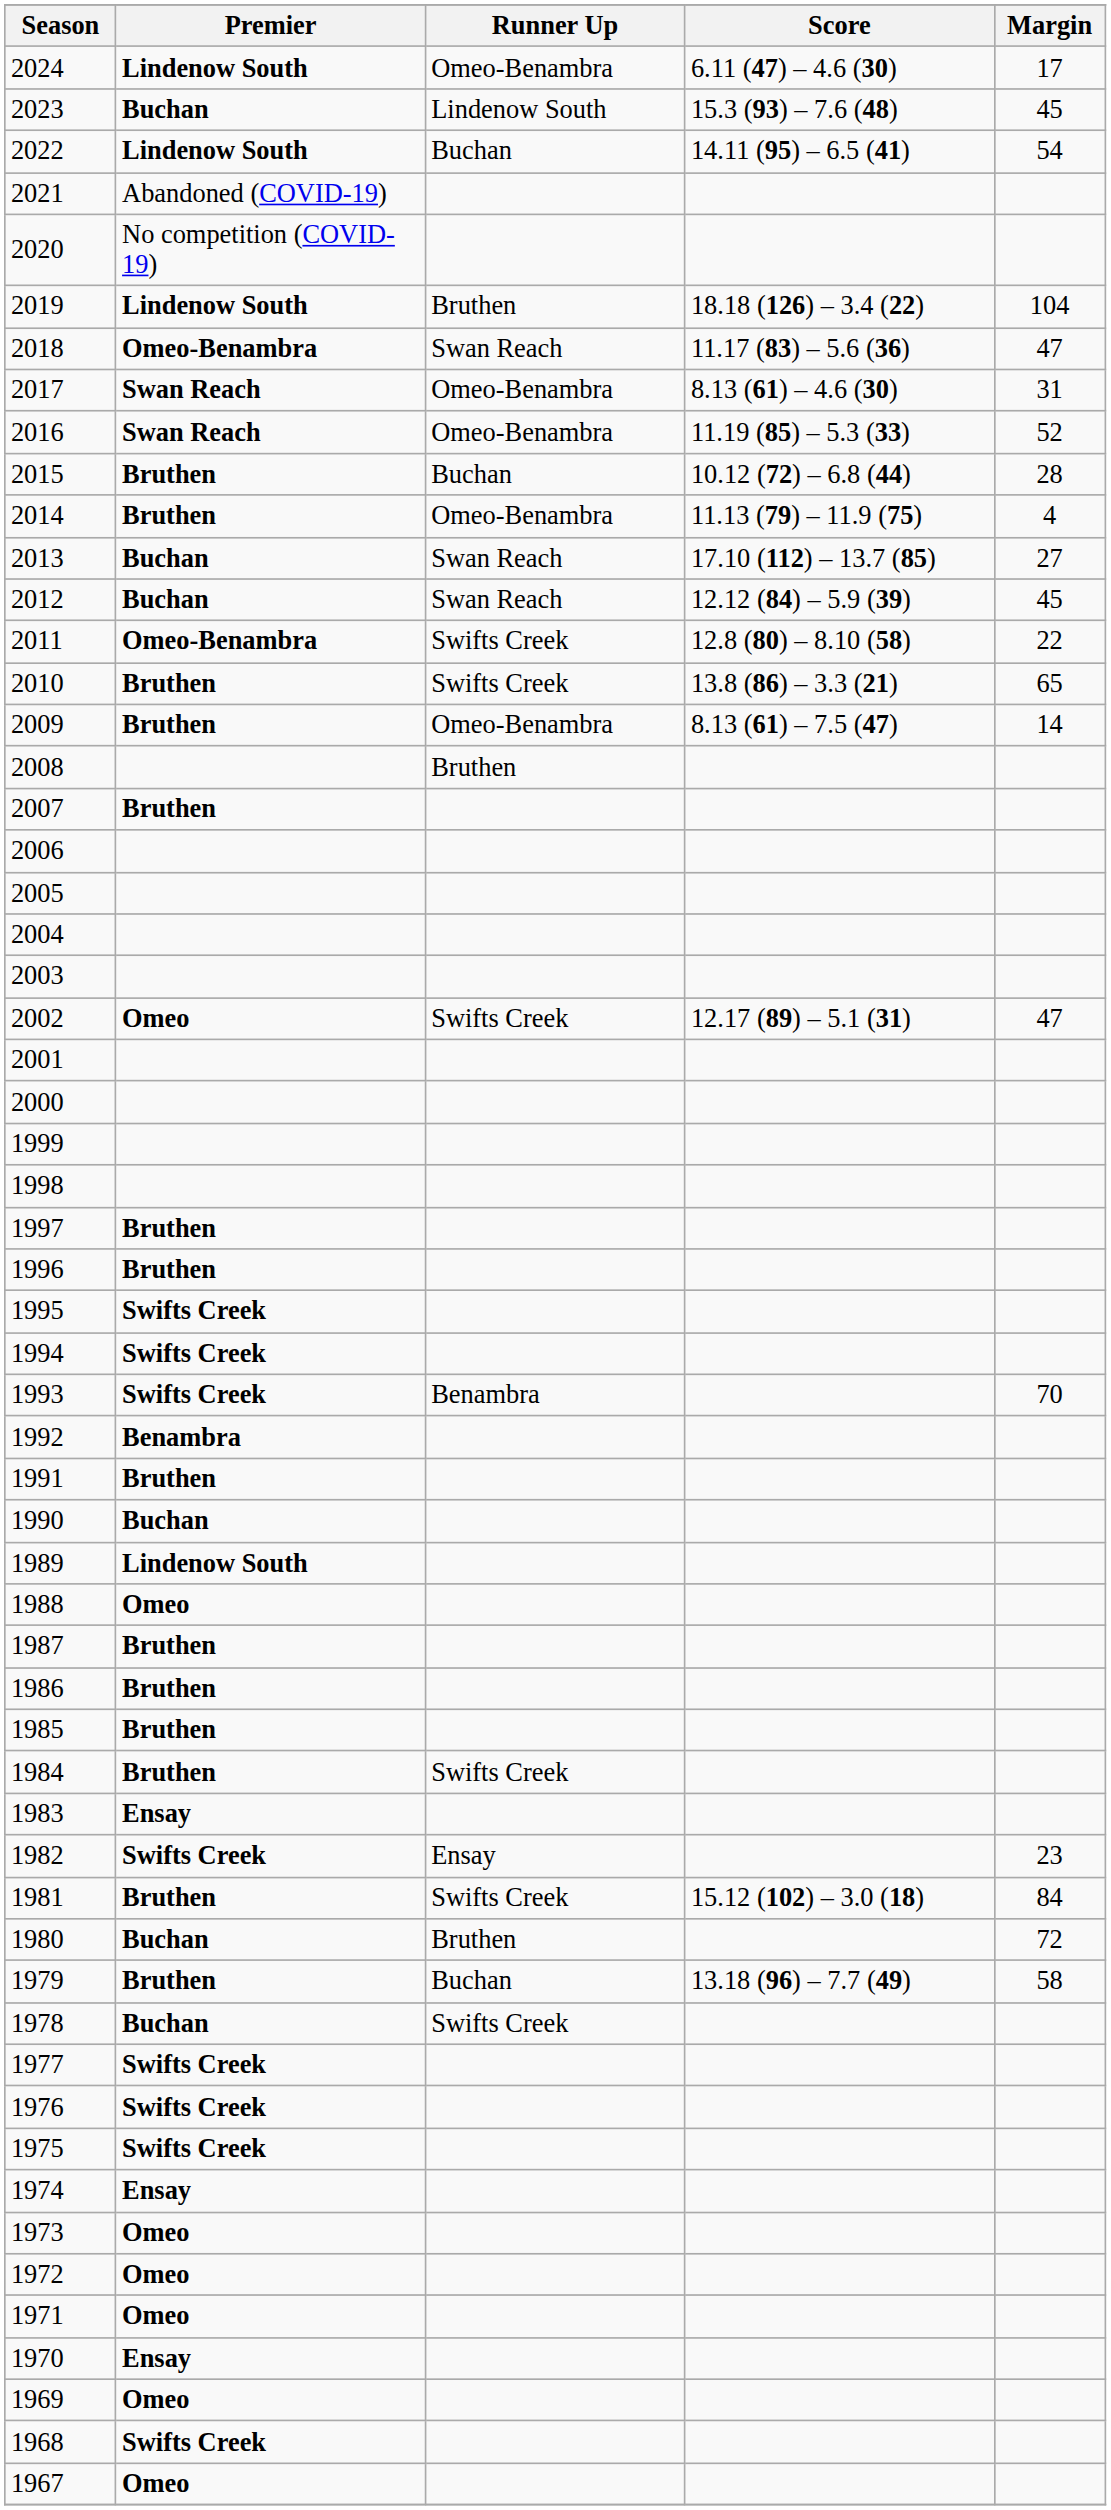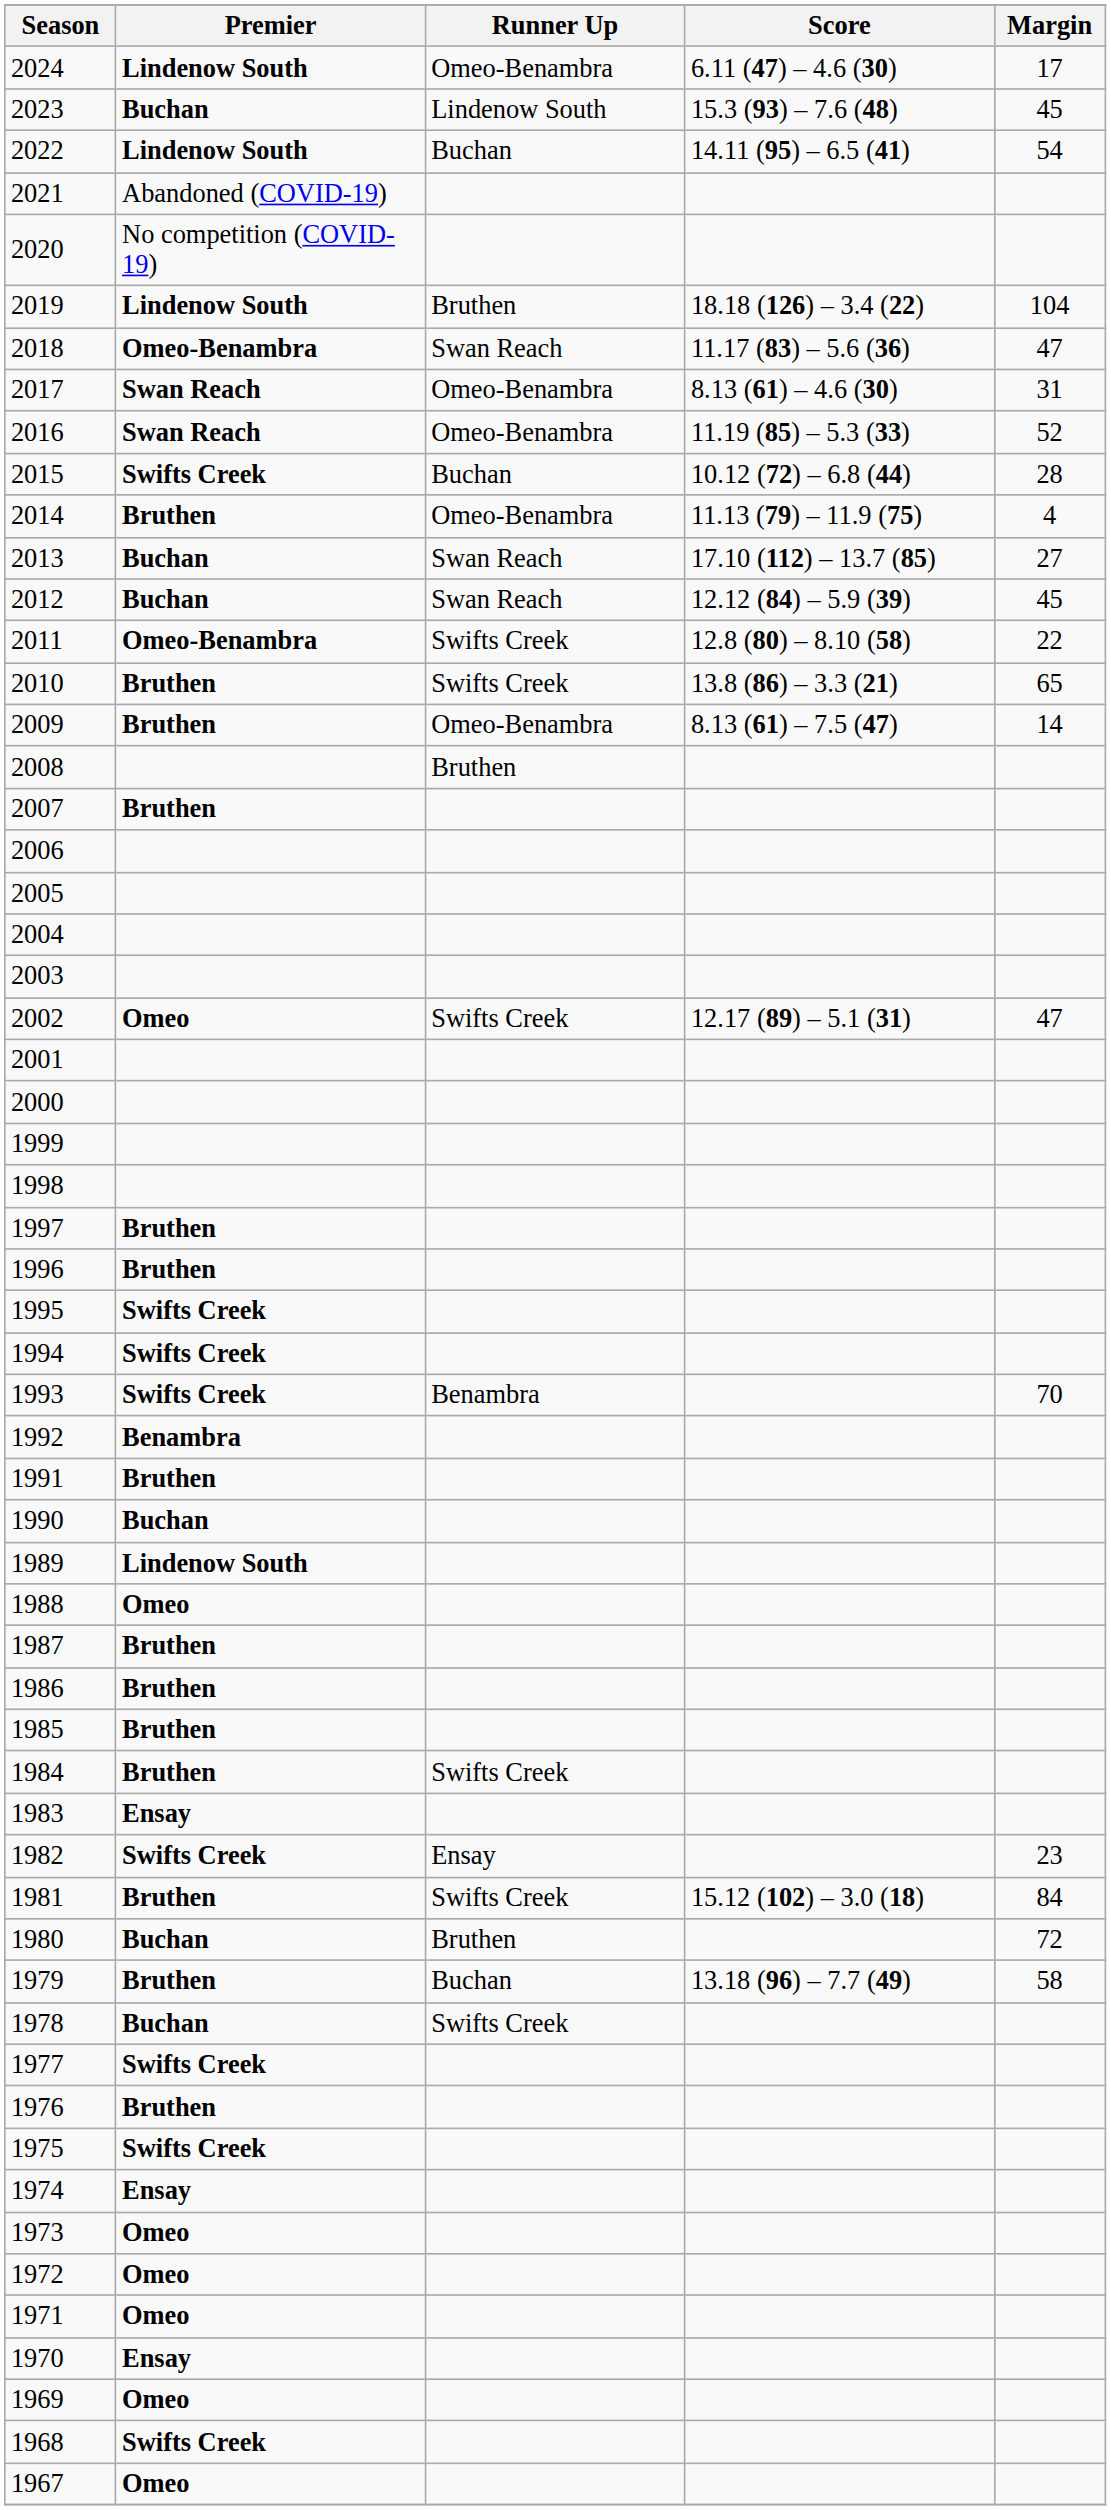(169, 473) Bruthen -> (194, 473) Swifts Creek
(194, 2106) Swifts Creek -> (169, 2106) Bruthen
